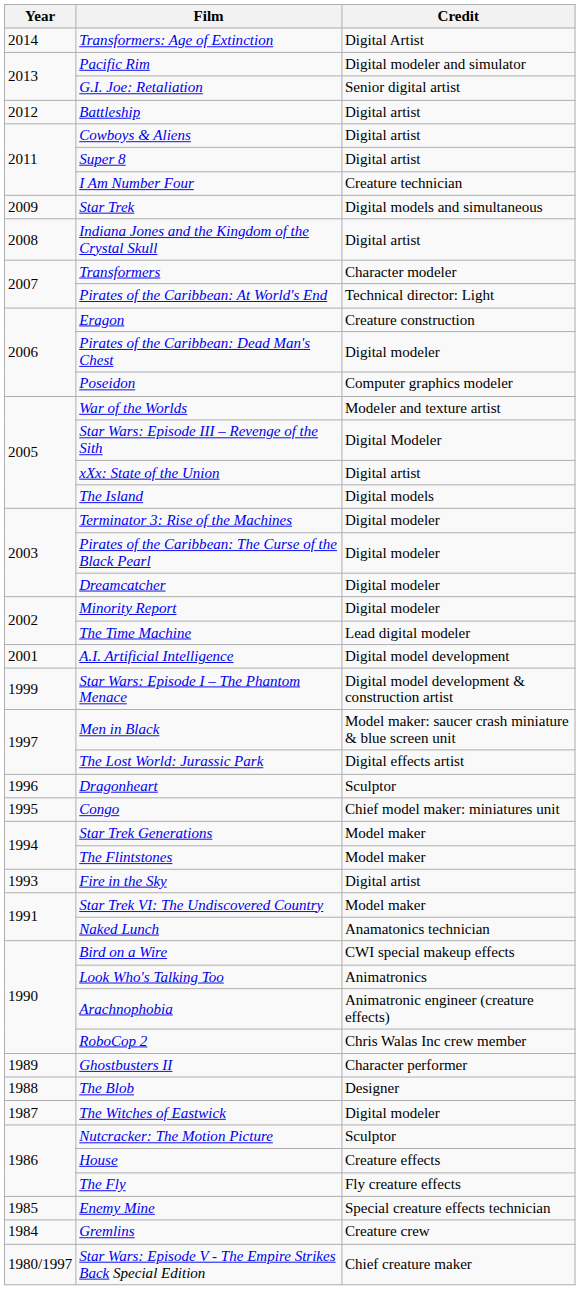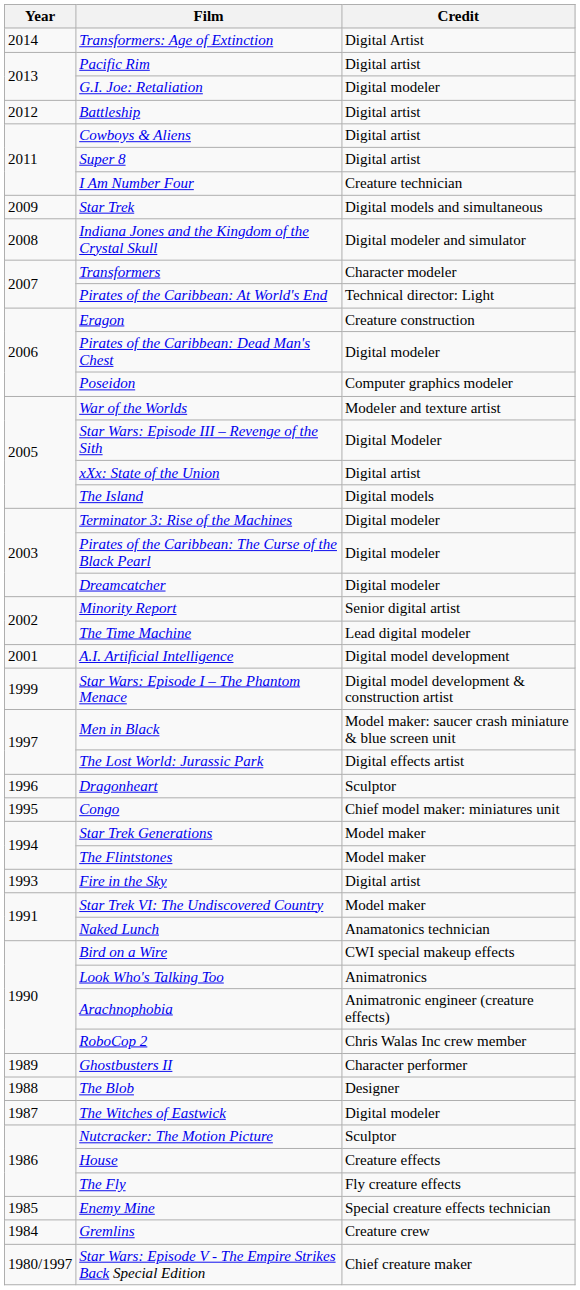(435, 64) Digital modeler and simulator -> (383, 64) Digital artist
(403, 87) Senior digital artist -> (392, 87) Digital modeler
(383, 239) Digital artist -> (435, 239) Digital modeler and simulator
(392, 608) Digital modeler -> (403, 608) Senior digital artist
